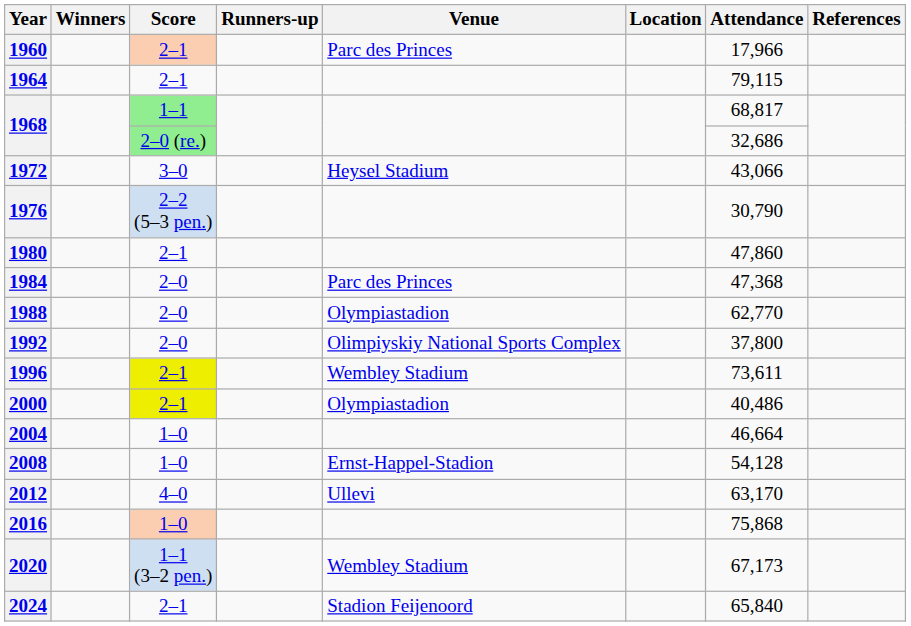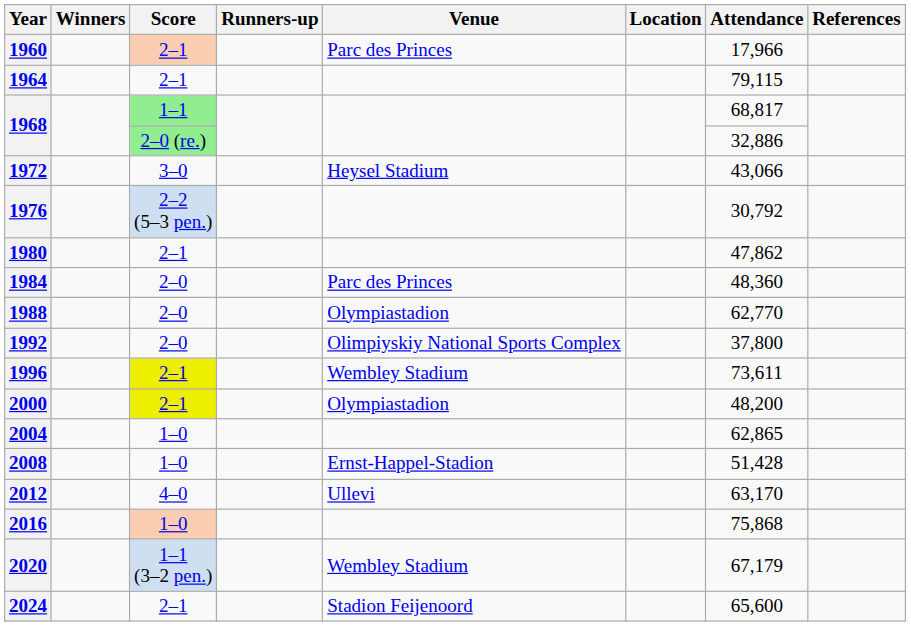(757, 140) 32,686 -> (757, 140) 32,886
(757, 211) 30,790 -> (757, 211) 30,792
(757, 252) 47,860 -> (757, 252) 47,862
(757, 282) 47,368 -> (757, 282) 48,360
(757, 403) 40,486 -> (757, 403) 48,200
(757, 433) 46,664 -> (757, 433) 62,865
(757, 463) 54,128 -> (757, 463) 51,428
(757, 565) 67,173 -> (757, 565) 67,179
(757, 605) 65,840 -> (757, 605) 65,600
